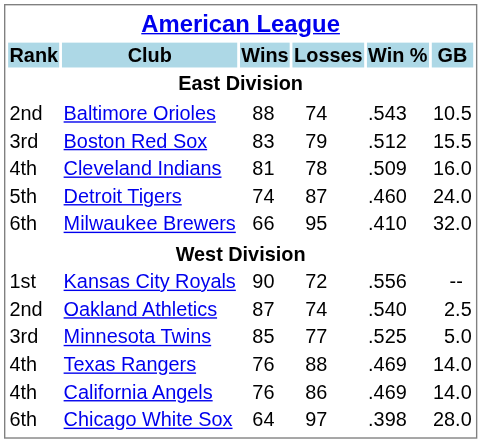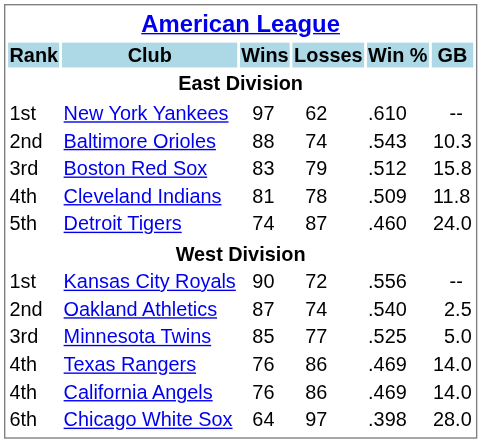+ row: (146, 113)
(452, 113) 10.5 -> (452, 141) 10.3
(452, 141) 15.5 -> (452, 168) 15.8
(452, 168) 16.0 -> (452, 196) 11.8
- row: (150, 223)
(311, 364) 88 -> (311, 364) 86
